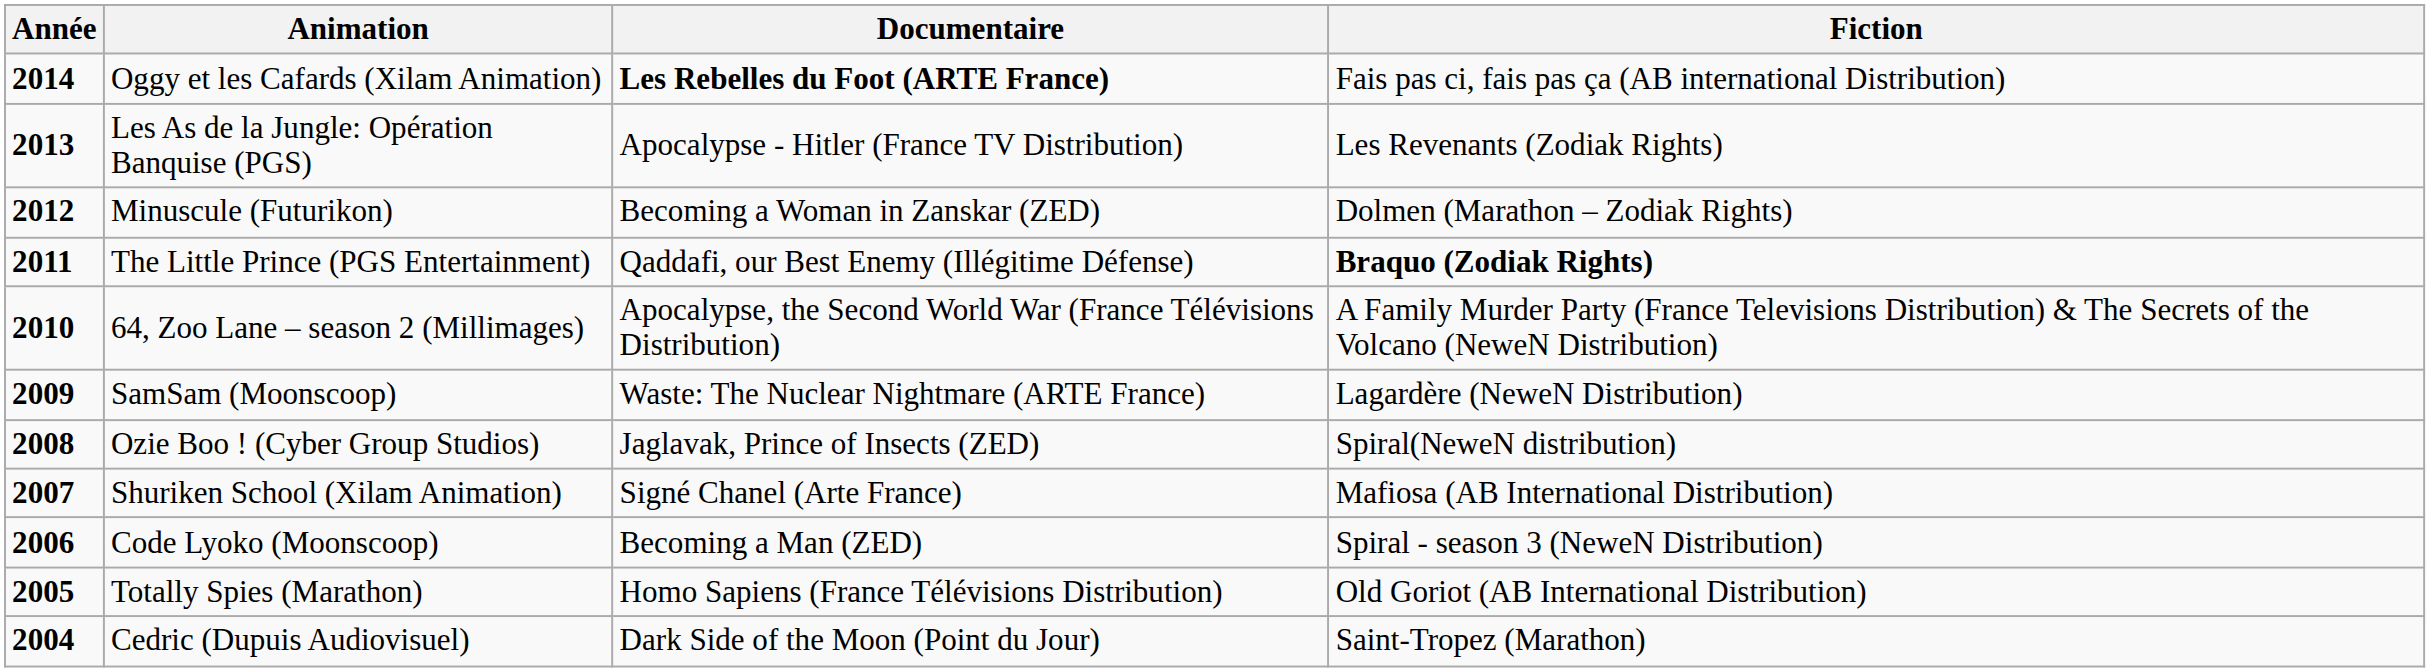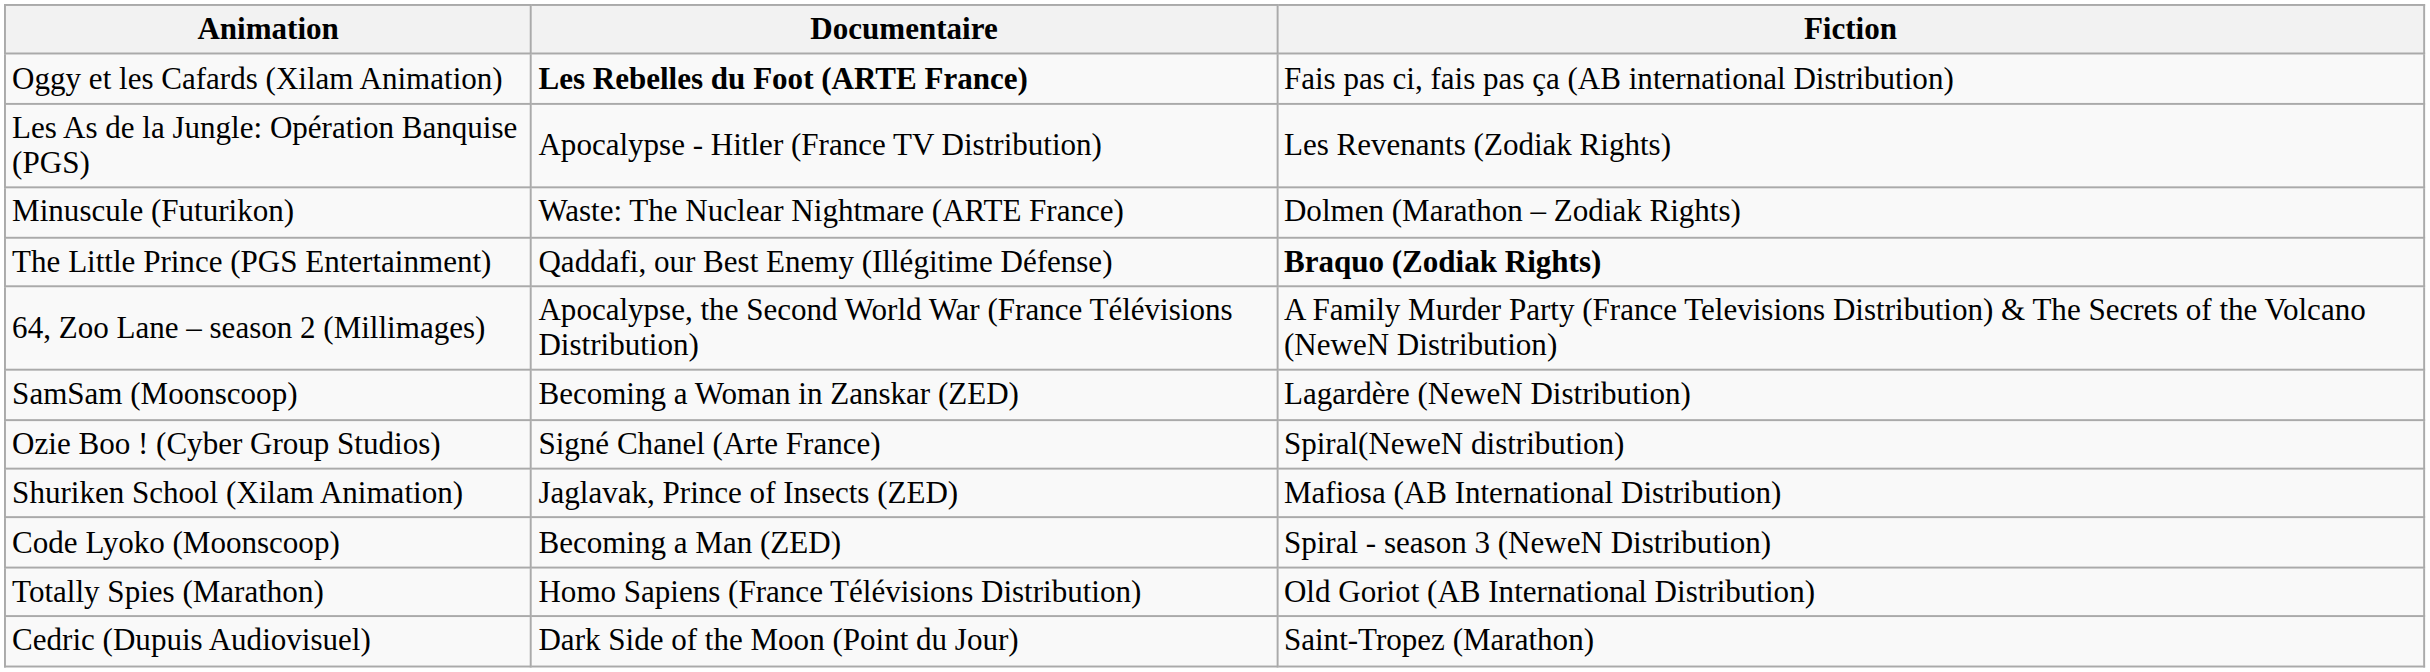- column: (54, 29)
(860, 211) Becoming a Woman in Zanskar (ZED) -> (831, 211) Waste: The Nuclear Nightmare (ARTE France)
(912, 394) Waste: The Nuclear Nightmare (ARTE France) -> (779, 394) Becoming a Woman in Zanskar (ZED)
(830, 443) Jaglavak, Prince of Insects (ZED) -> (710, 443) Signé Chanel (Arte France)
(791, 492) Signé Chanel (Arte France) -> (748, 492) Jaglavak, Prince of Insects (ZED)
